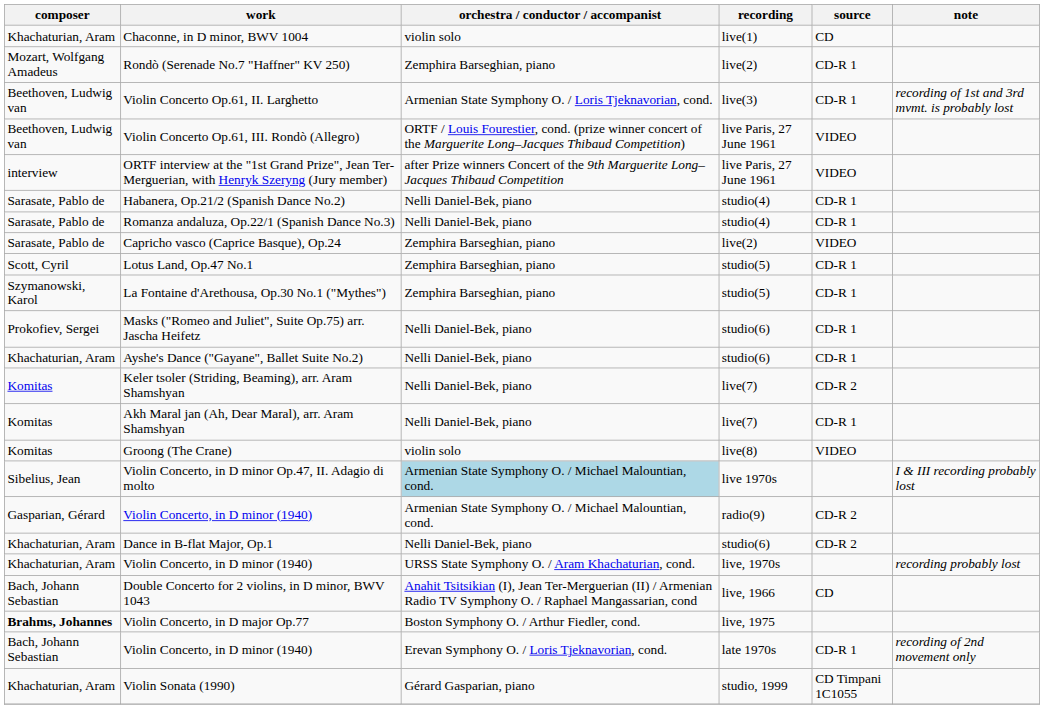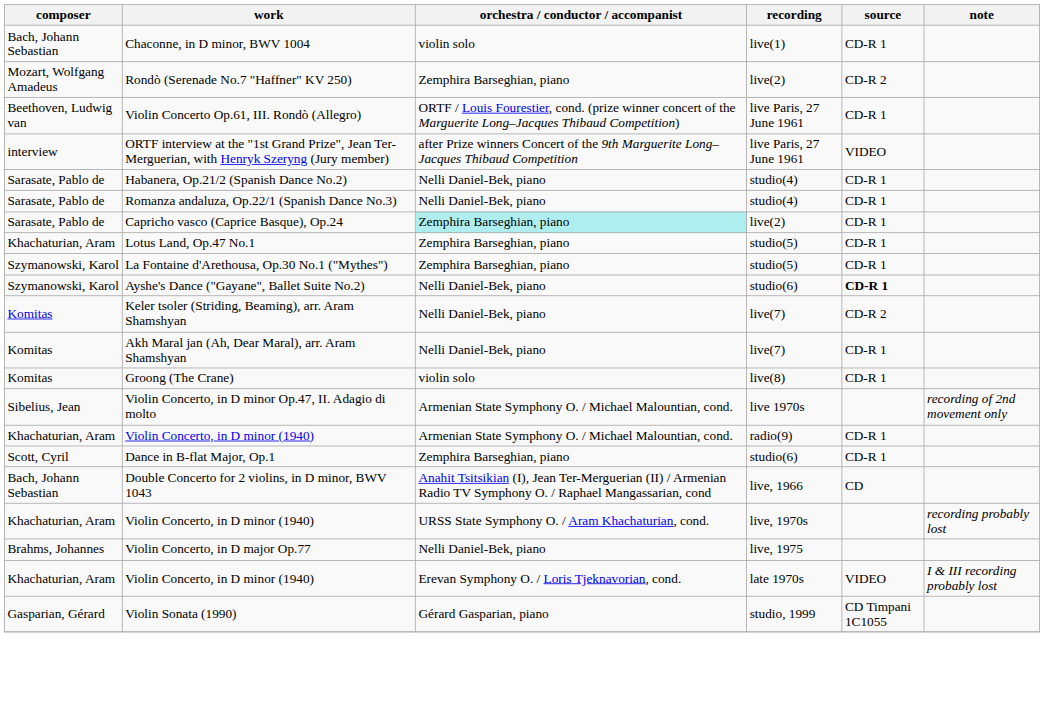(61, 36) Khachaturian, Aram -> (43, 43) Bach, Johann Sebastian
(824, 36) CD -> (866, 43) CD-R 1
(836, 64) CD-R 1 -> (866, 79) CD-R 2
- row: (221, 100)
(836, 136) VIDEO -> (866, 115) CD-R 1
(480, 243) no background -> (494, 222) paleturquoise background
(836, 243) VIDEO -> (866, 222) CD-R 1
(38, 264) Scott, Cyril -> (61, 243) Khachaturian, Aram
- row: (244, 328)
(61, 357) Khachaturian, Aram -> (63, 285) Szymanowski, Karol
(836, 357) normal -> (866, 285) bold
(836, 450) VIDEO -> (866, 378) CD-R 1
(545, 479) lightblue background -> (576, 406) no background
(966, 479) I & III recording probably lost -> (971, 406) recording of 2nd movement only
(56, 515) Gasparian, Gérard -> (61, 435) Khachaturian, Aram
(836, 515) CD-R 2 -> (866, 435) CD-R 1
(61, 543) Khachaturian, Aram -> (38, 456) Scott, Cyril
(468, 543) Nelli Daniel-Bek, piano -> (494, 456) Zemphira Barseghian, piano
(836, 543) CD-R 2 -> (866, 456) CD-R 1
rows swapped: (218, 564) <-> (254, 593)
(60, 621) bold -> (56, 549) normal
(522, 621) Boston Symphony O. / Arthur Fiedler, cond. -> (482, 549) Nelli Daniel-Bek, piano
(43, 650) Bach, Johann Sebastian -> (61, 578) Khachaturian, Aram
(836, 650) CD-R 1 -> (866, 578) VIDEO
(940, 650) recording of 2nd movement only -> (972, 578) I & III recording probably lost
(61, 686) Khachaturian, Aram -> (56, 614) Gasparian, Gérard
